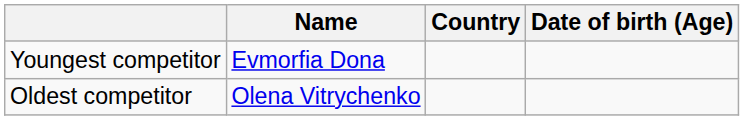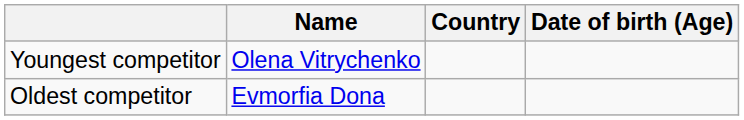(308, 59) Evmorfia Dona -> (326, 59) Olena Vitrychenko
(326, 96) Olena Vitrychenko -> (308, 96) Evmorfia Dona
